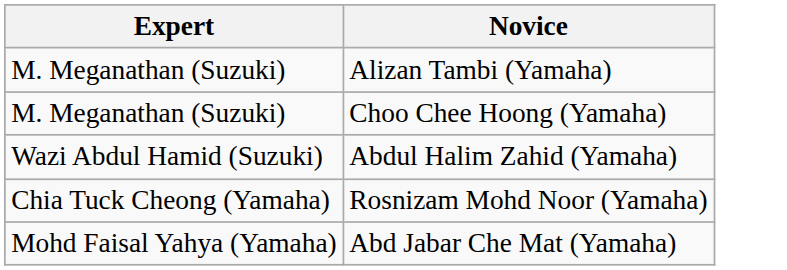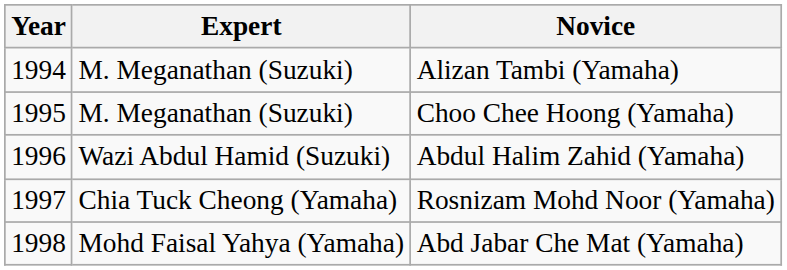+ column: (39, 26)
